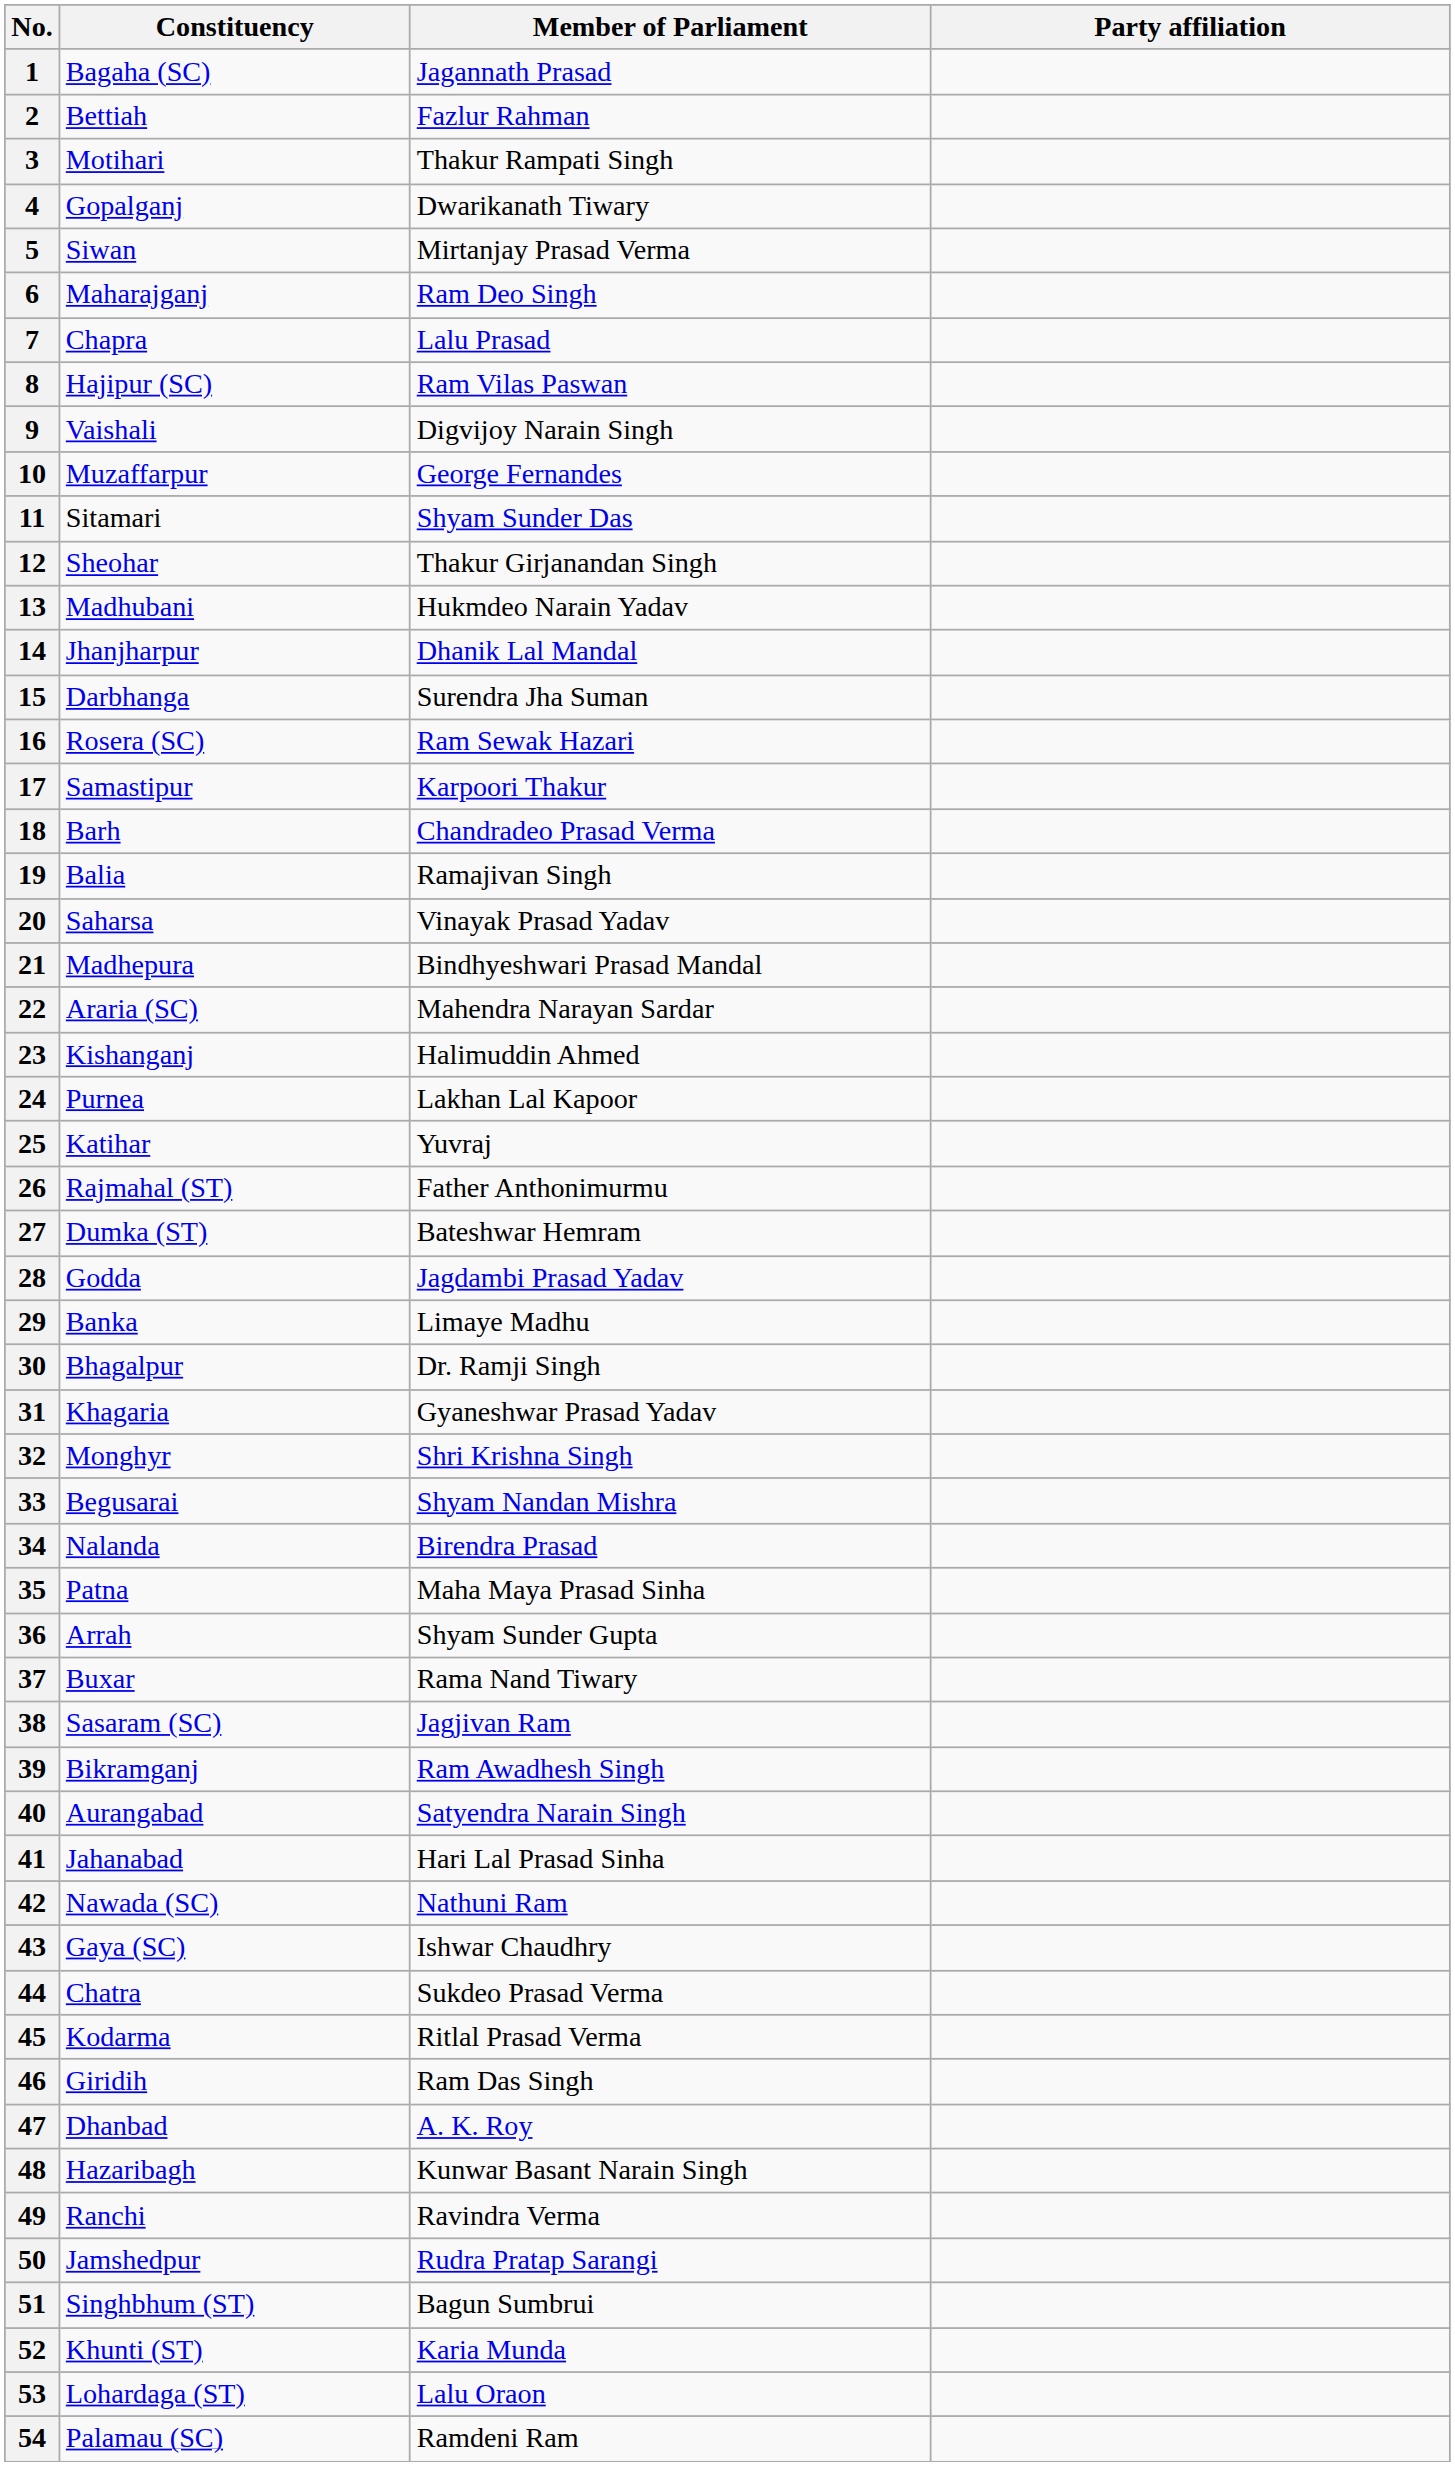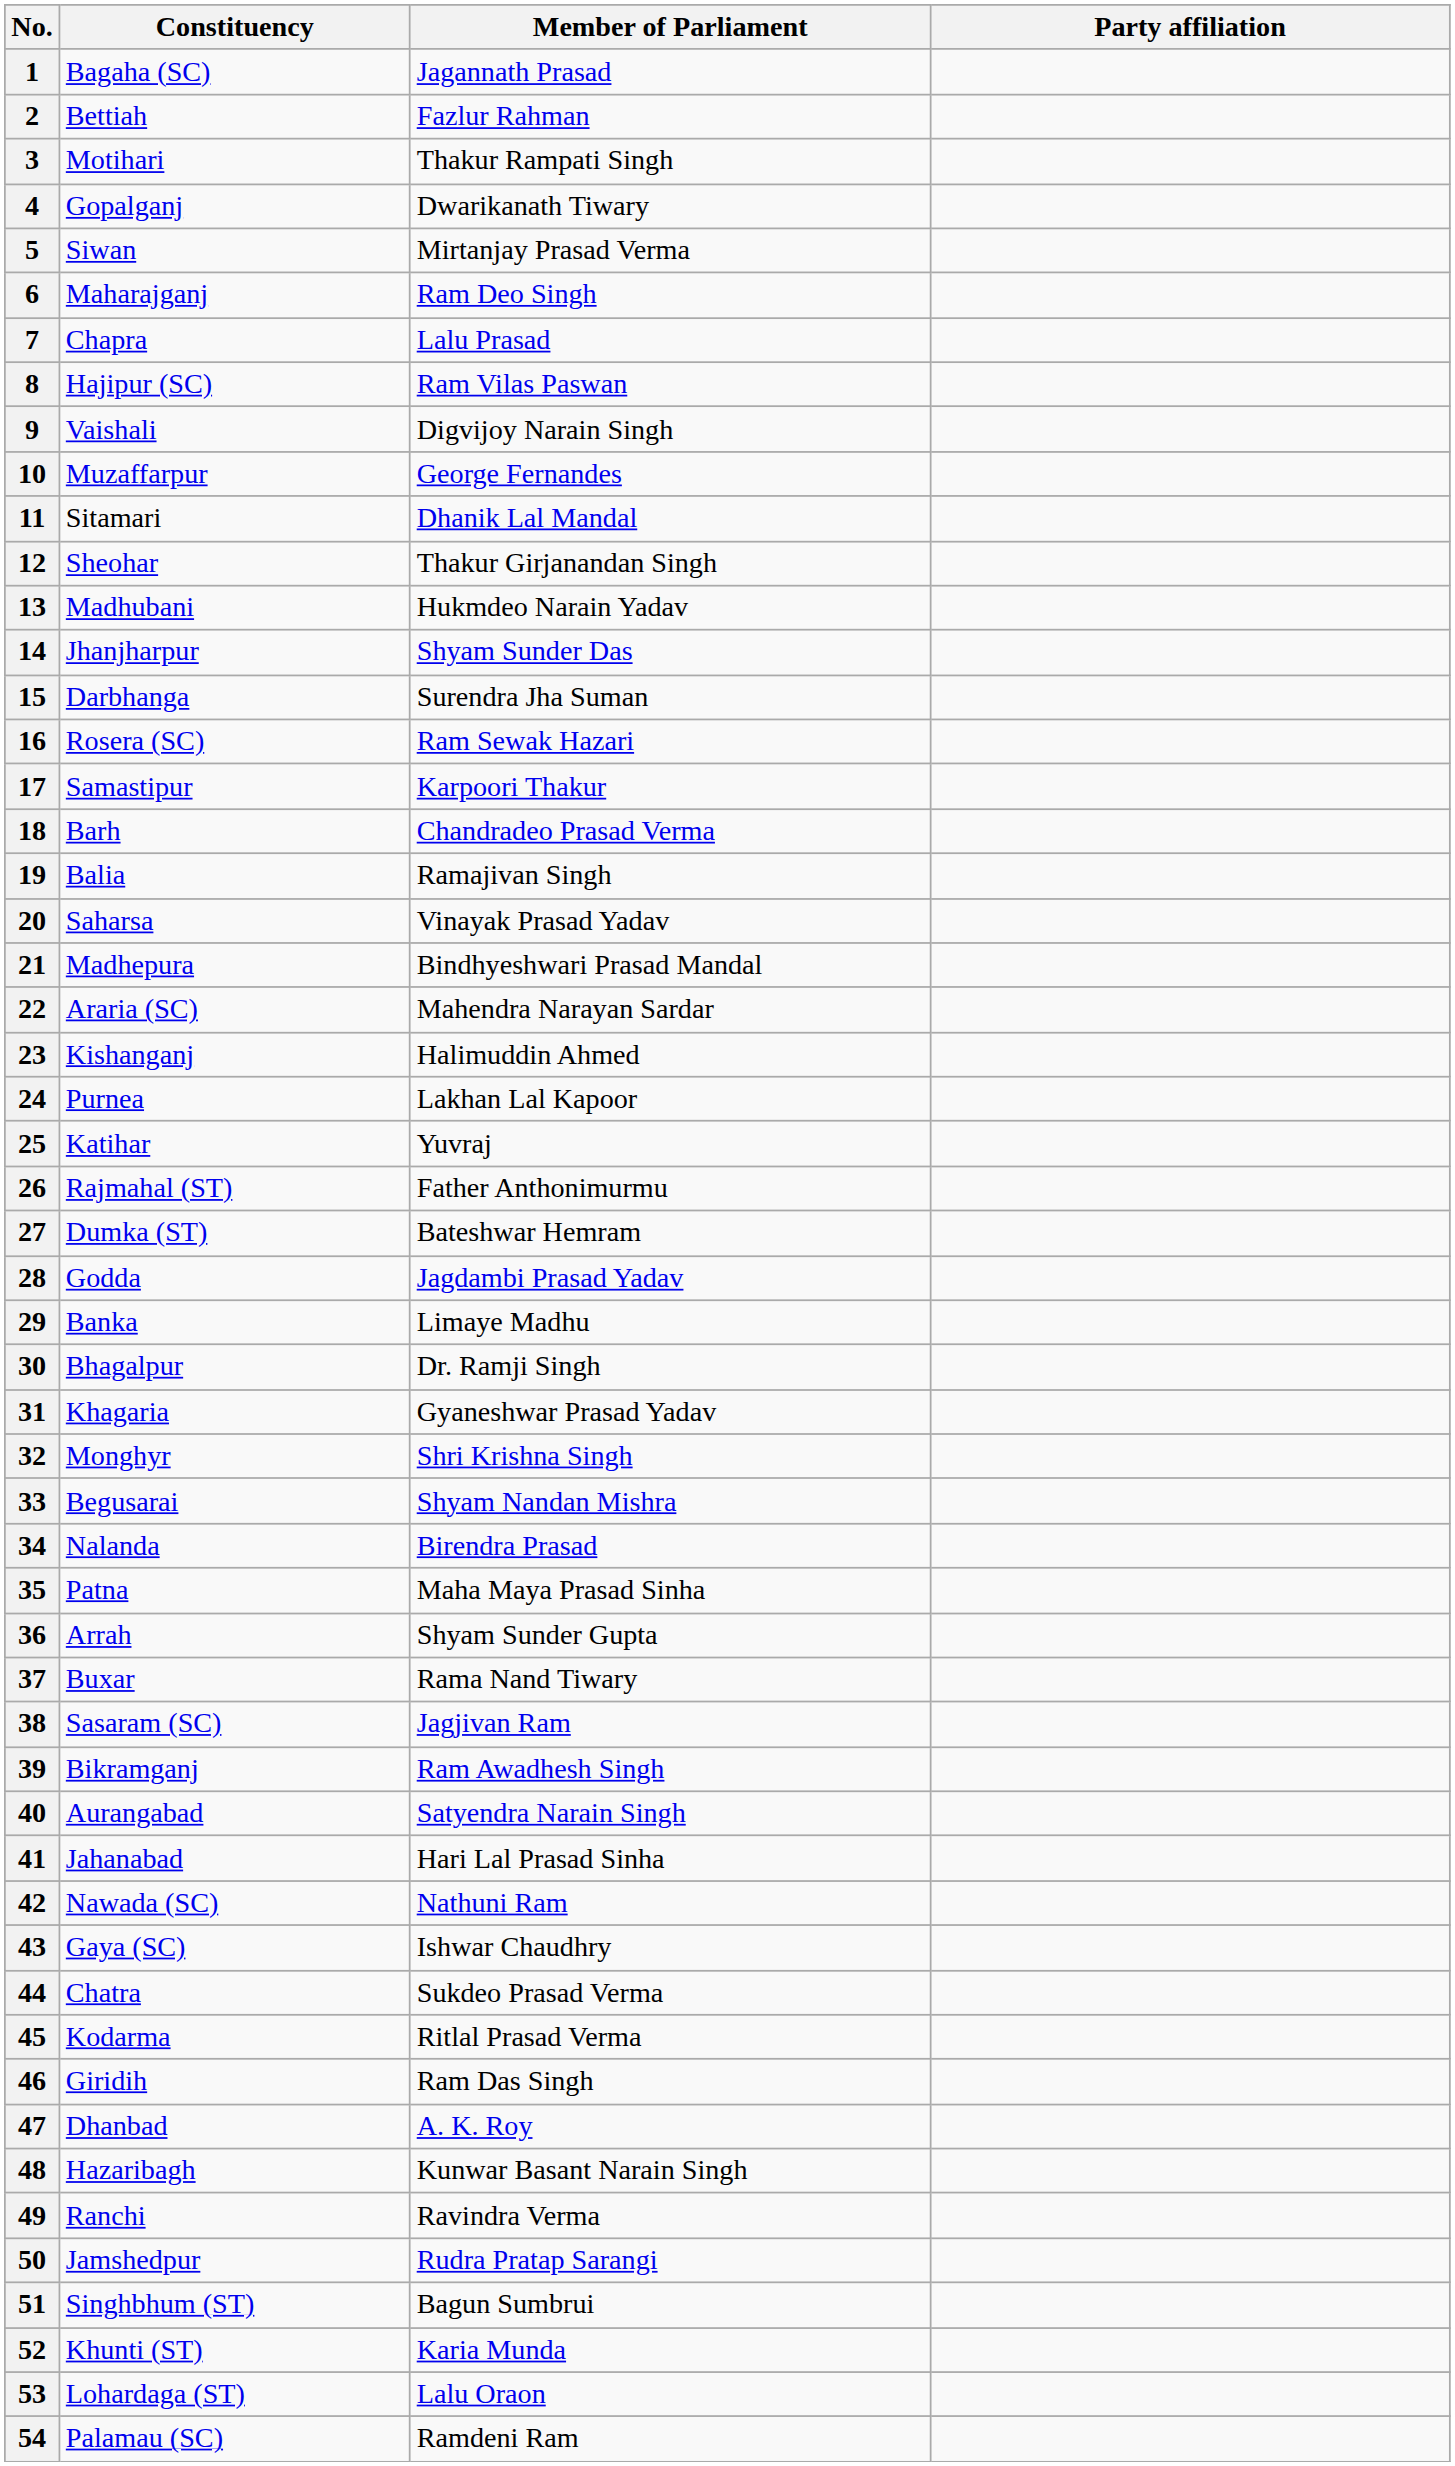(525, 518) Shyam Sunder Das -> (527, 518) Dhanik Lal Mandal
(527, 652) Dhanik Lal Mandal -> (525, 652) Shyam Sunder Das
